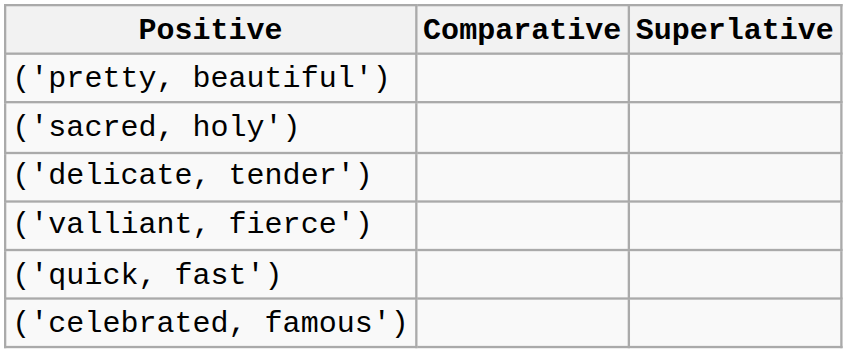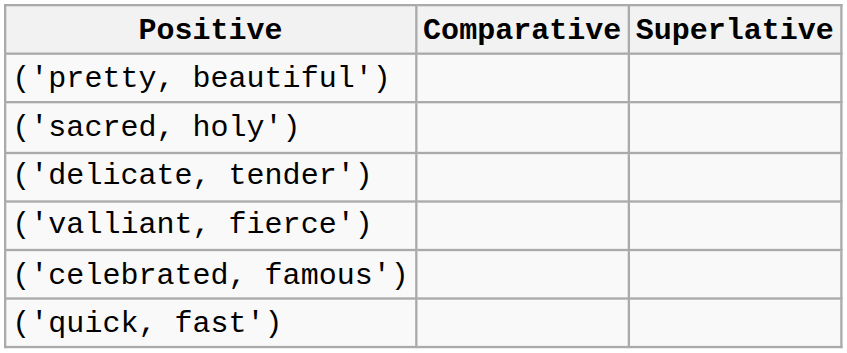rows swapped: (211, 323) <-> (147, 274)
